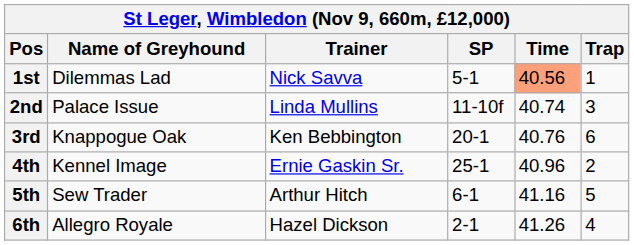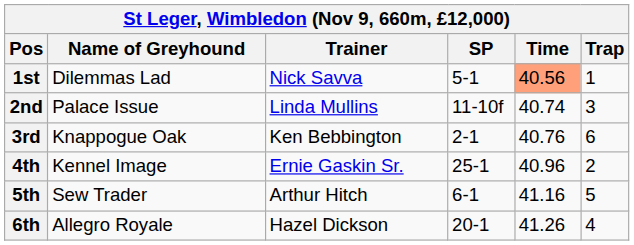(471, 136) 20-1 -> (466, 136) 2-1
(466, 225) 2-1 -> (471, 225) 20-1
